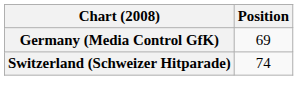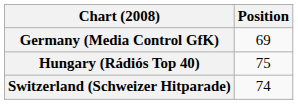+ row: (119, 63)
